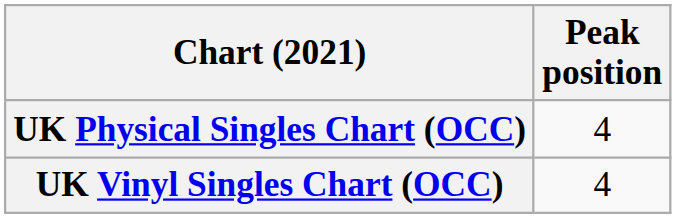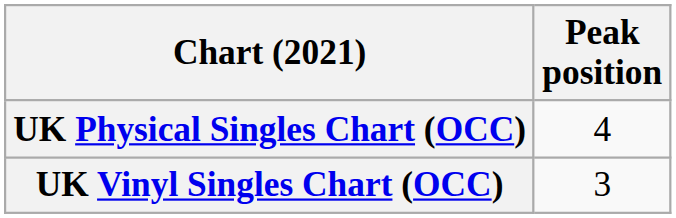(602, 184) 4 -> (602, 184) 3
